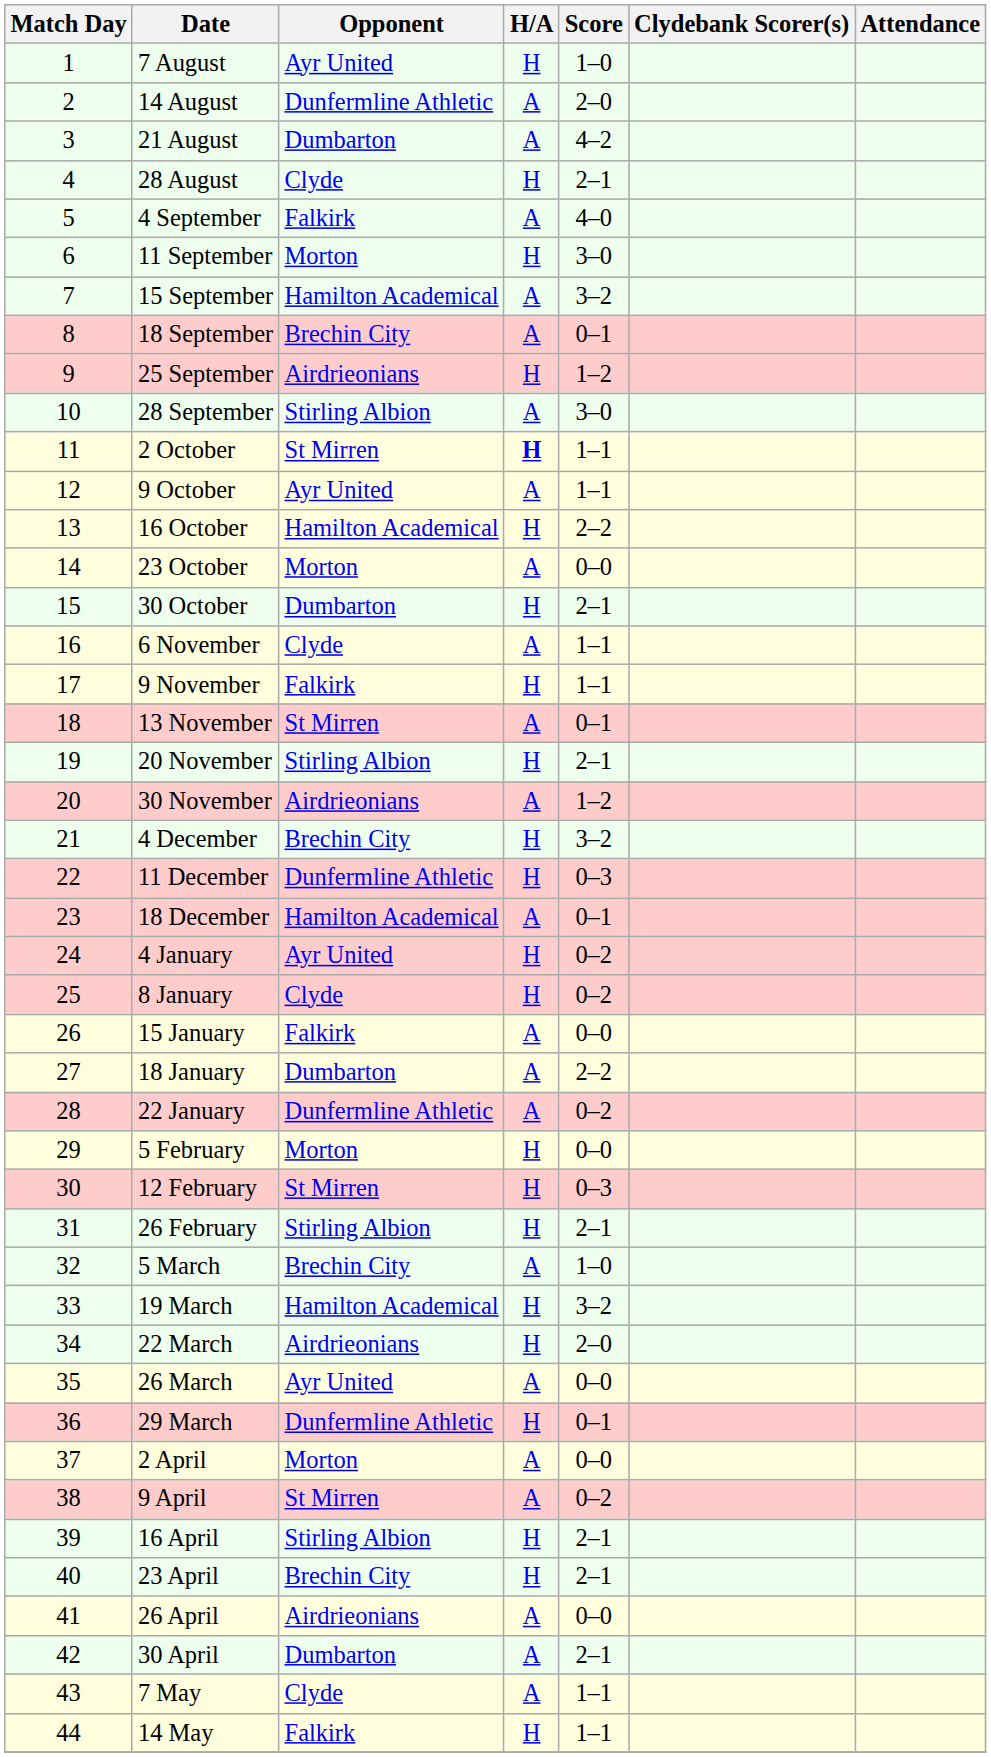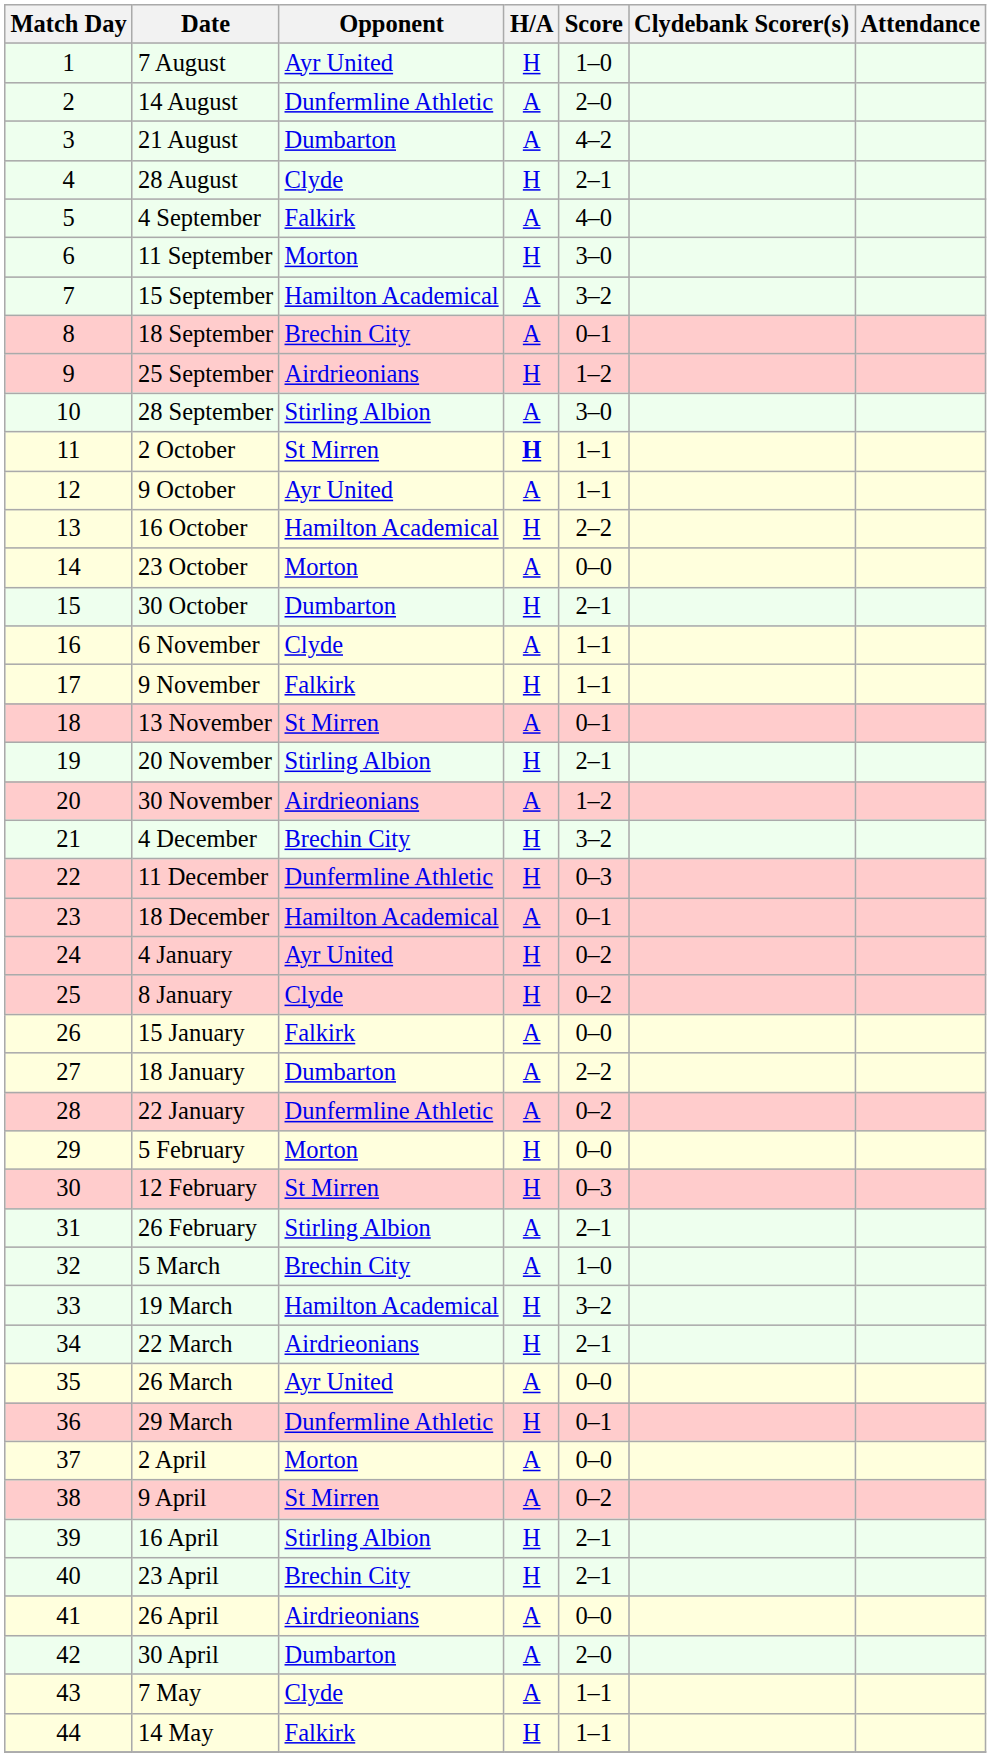(532, 1227) H -> (532, 1227) A
(594, 1343) 2–0 -> (594, 1343) 2–1
(594, 1654) 2–1 -> (594, 1654) 2–0
